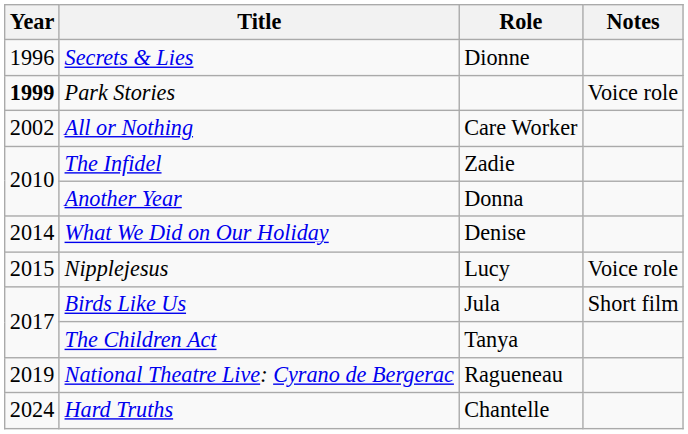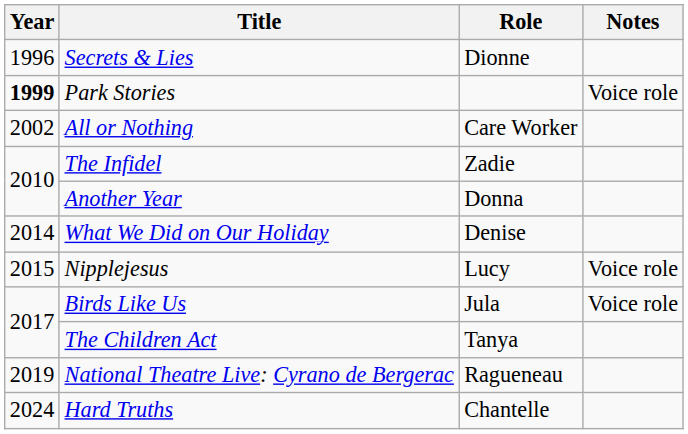(633, 304) Short film -> (633, 304) Voice role
